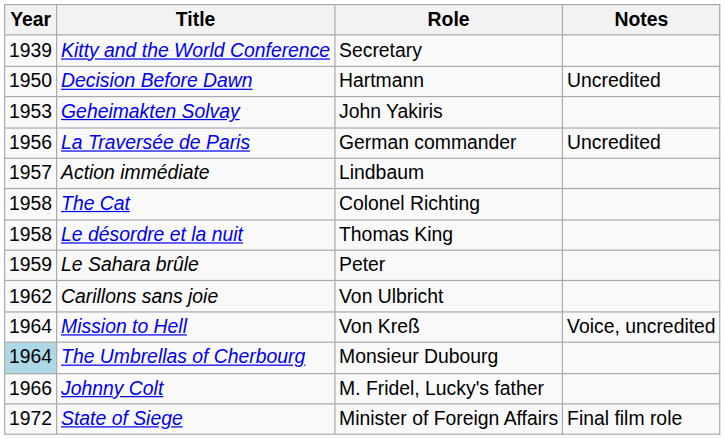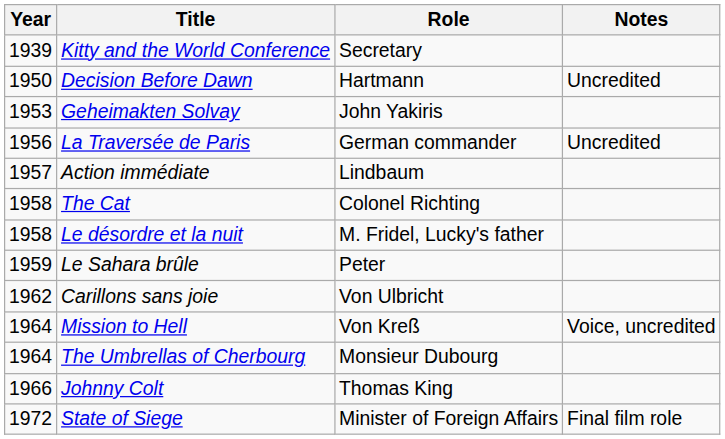(396, 234) Thomas King -> (441, 234) M. Fridel, Lucky's father
(31, 357) lightblue background -> (31, 357) no background
(441, 388) M. Fridel, Lucky's father -> (396, 388) Thomas King
